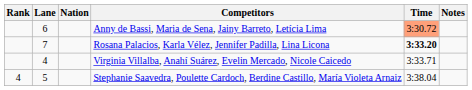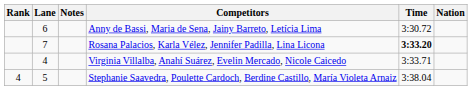columns swapped: (75, 12) <-> (453, 12)
(421, 29) lightsalmon background -> (416, 29) no background
